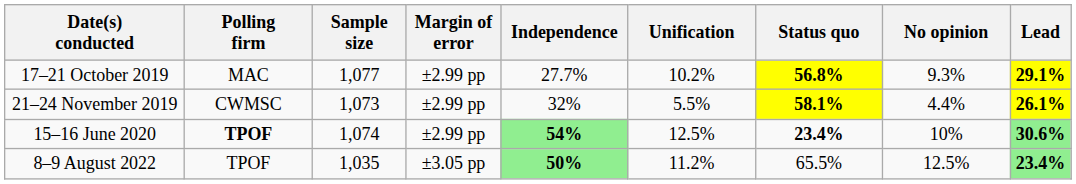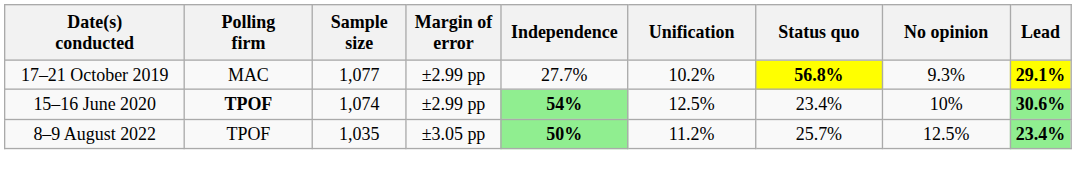- row: (95, 103)
(819, 133) bold -> (819, 103) normal
(819, 163) 65.5% -> (819, 133) 25.7%
